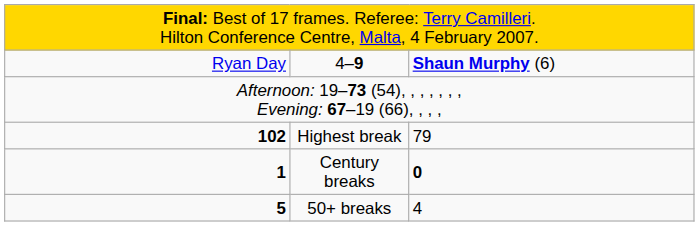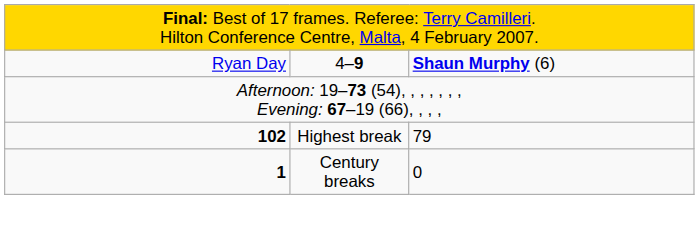(417, 172) bold -> (417, 172) normal
- row: (349, 208)
